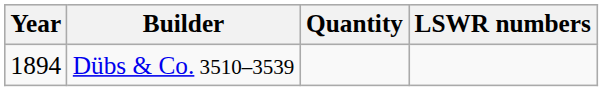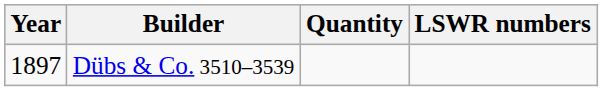(36, 64) 1894 -> (36, 64) 1897
